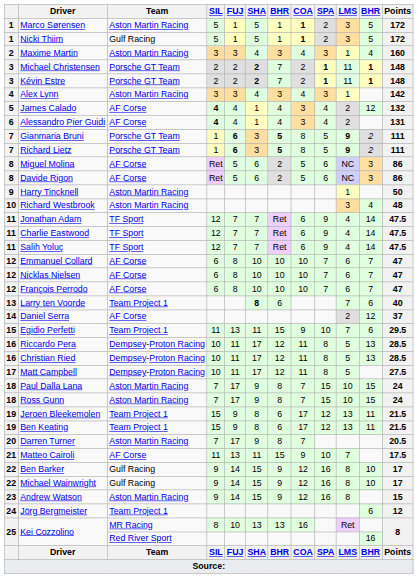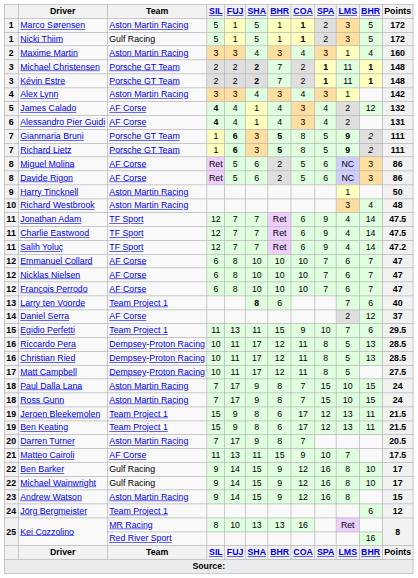(398, 248) 47.5 -> (398, 248) 47.2
